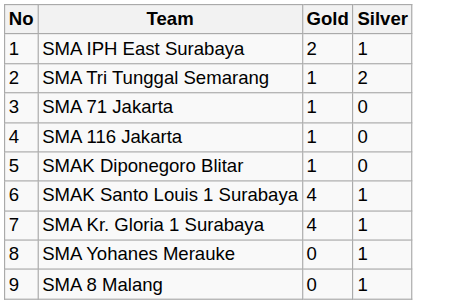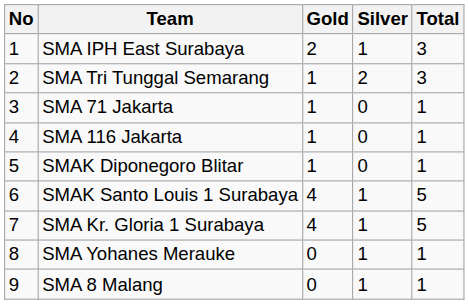+ column: (438, 19)
